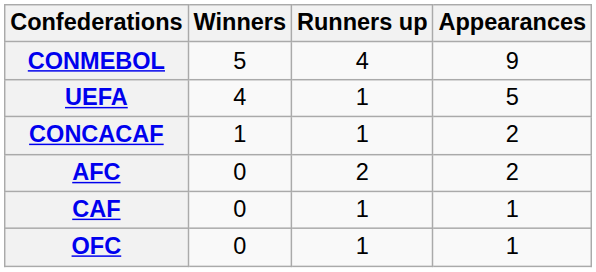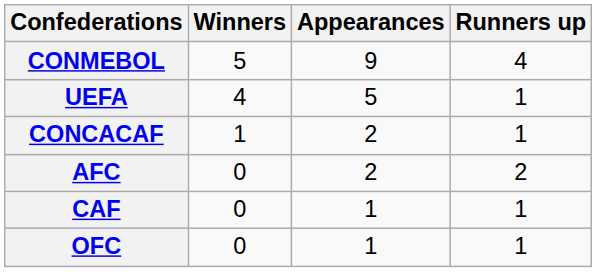columns swapped: (362, 23) <-> (512, 23)
